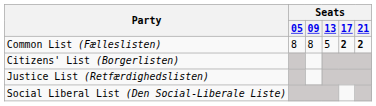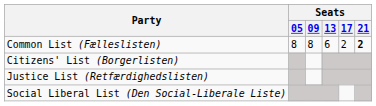(327, 45) 5 -> (327, 45) 6
(344, 45) bold -> (344, 45) normal
